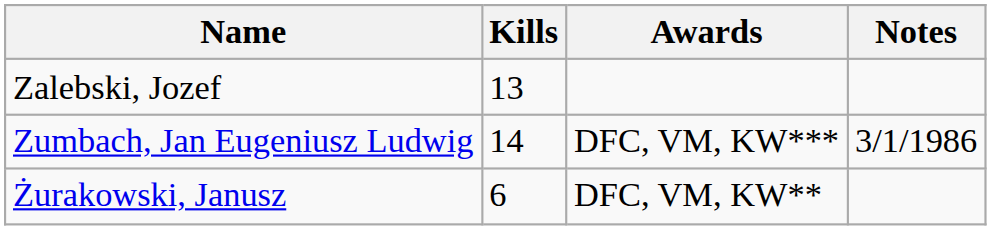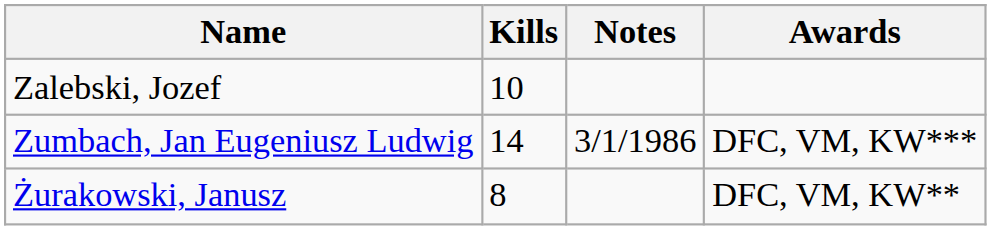columns swapped: (707, 31) <-> (916, 31)
(507, 86) 13 -> (507, 86) 10
(498, 195) 6 -> (498, 195) 8
